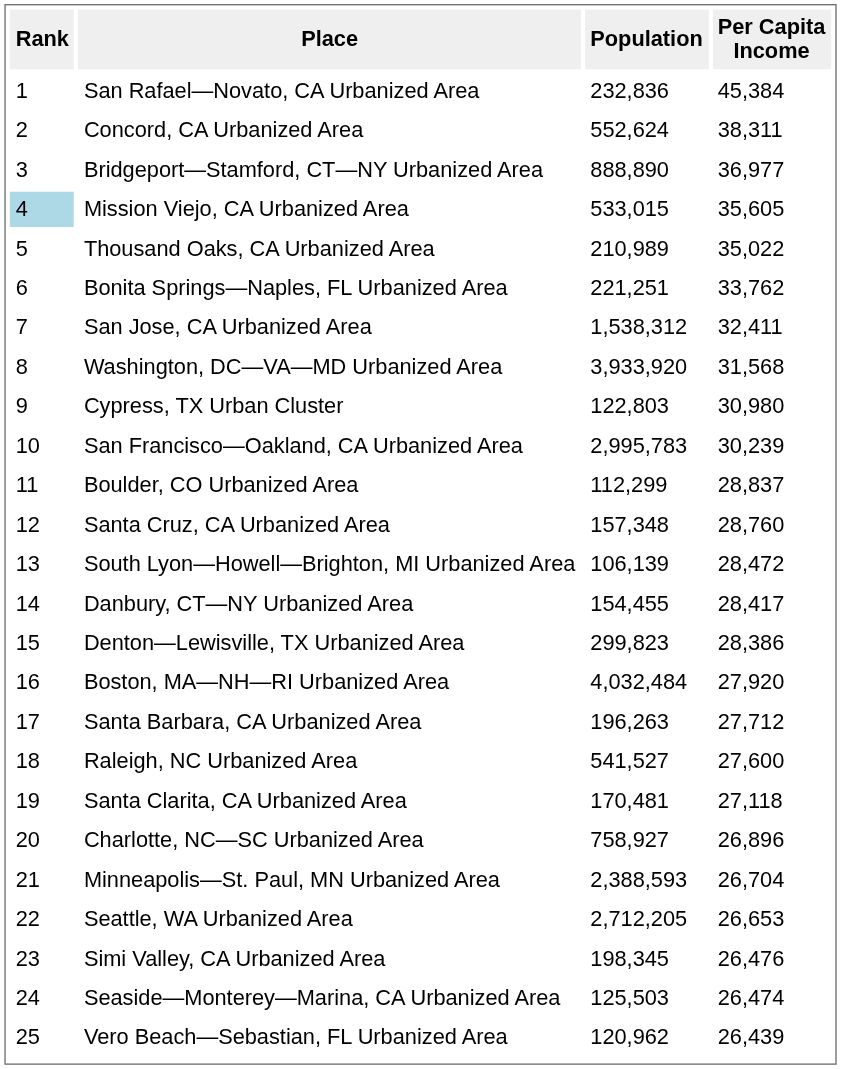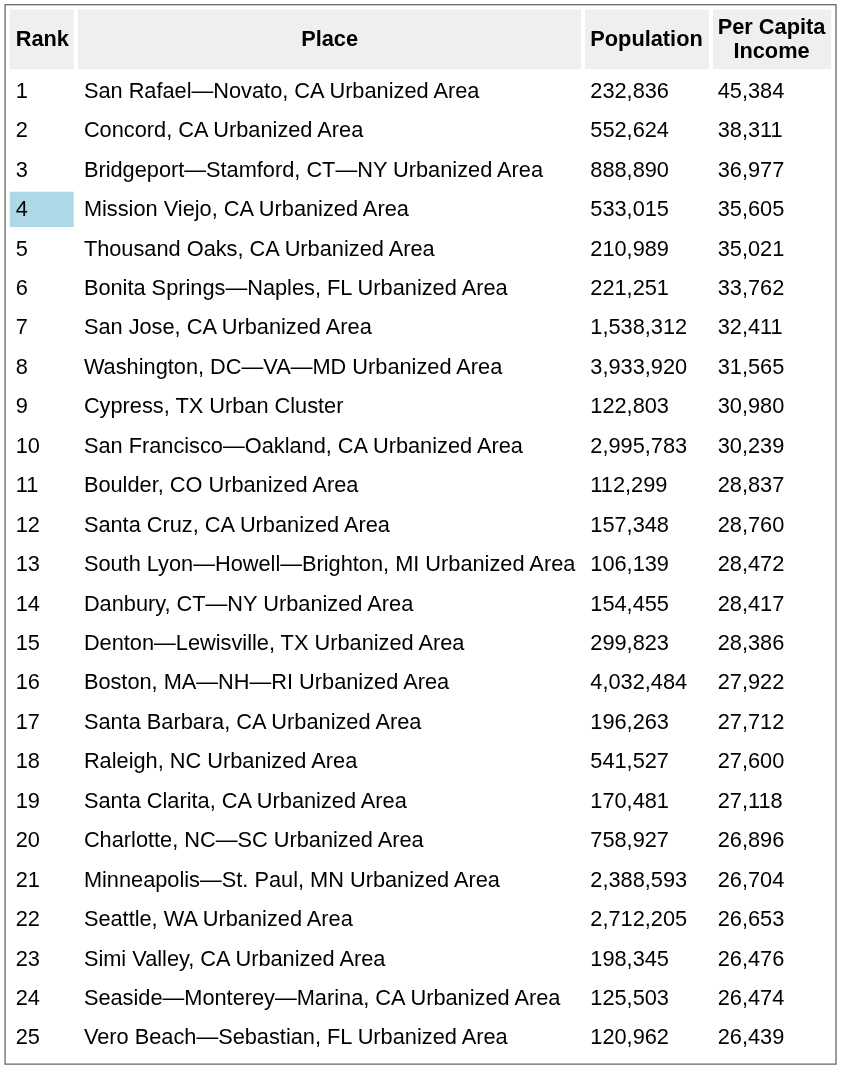(751, 248) 35,022 -> (751, 248) 35,021
(751, 366) 31,568 -> (751, 366) 31,565
(751, 682) 27,920 -> (751, 682) 27,922
